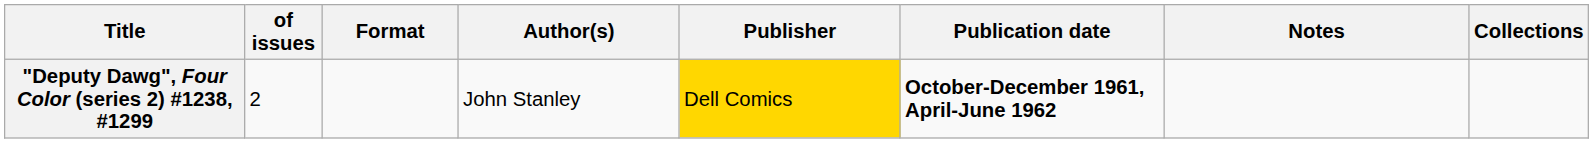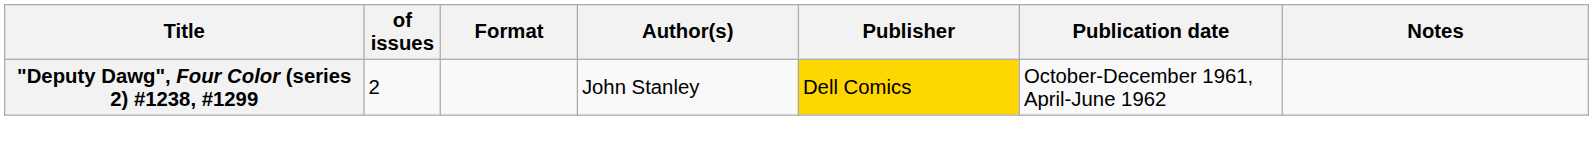- column: (1529, 32)
(1025, 98) bold -> (1139, 87) normal
